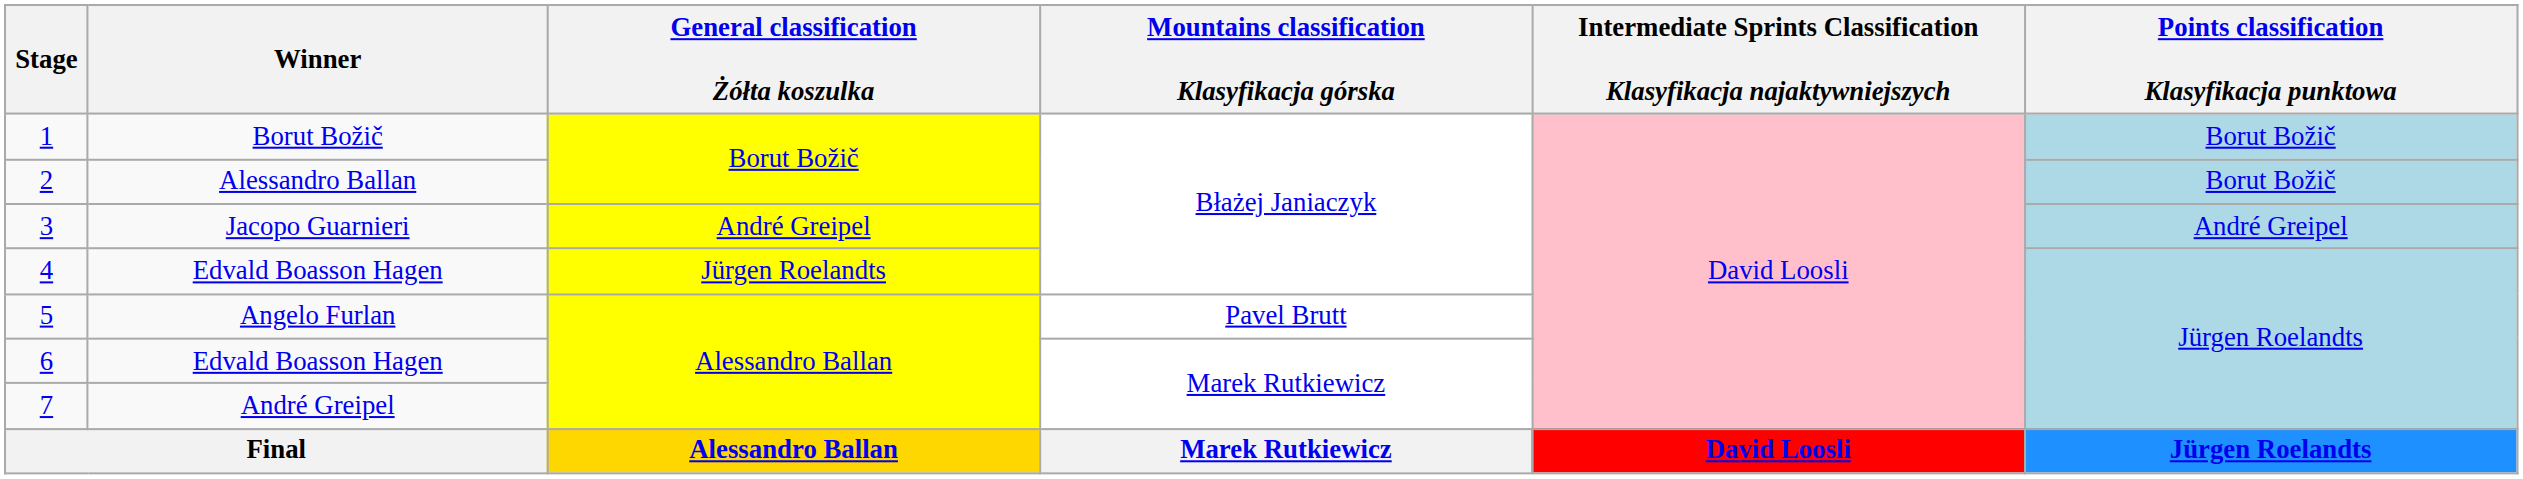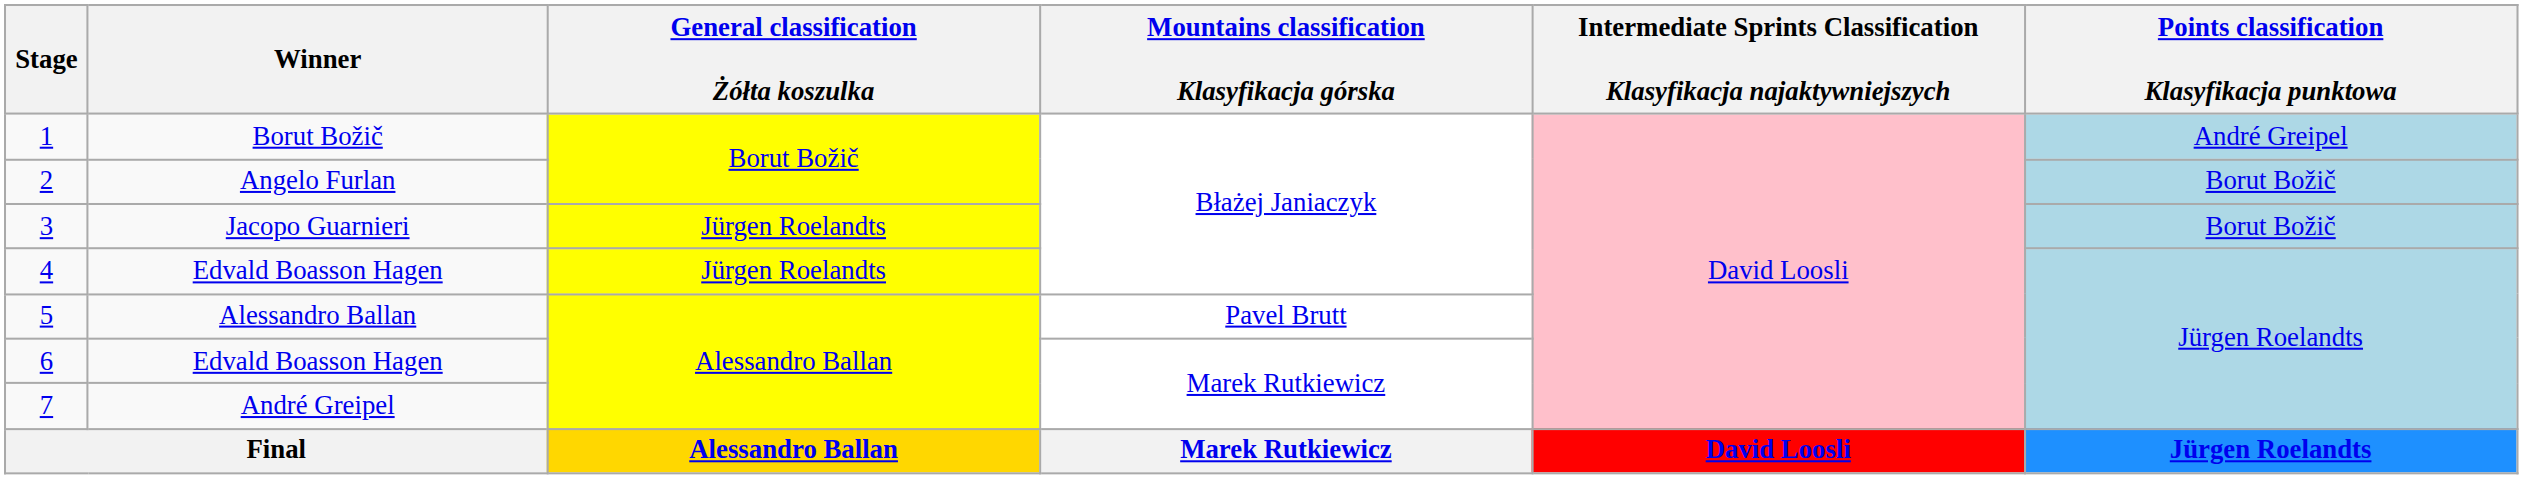(2271, 136) Borut Božič -> (2271, 136) André Greipel
(318, 181) Alessandro Ballan -> (318, 181) Angelo Furlan
(794, 226) André Greipel -> (794, 226) Jürgen Roelandts
(2271, 226) André Greipel -> (2271, 226) Borut Božič
(318, 315) Angelo Furlan -> (318, 315) Alessandro Ballan
